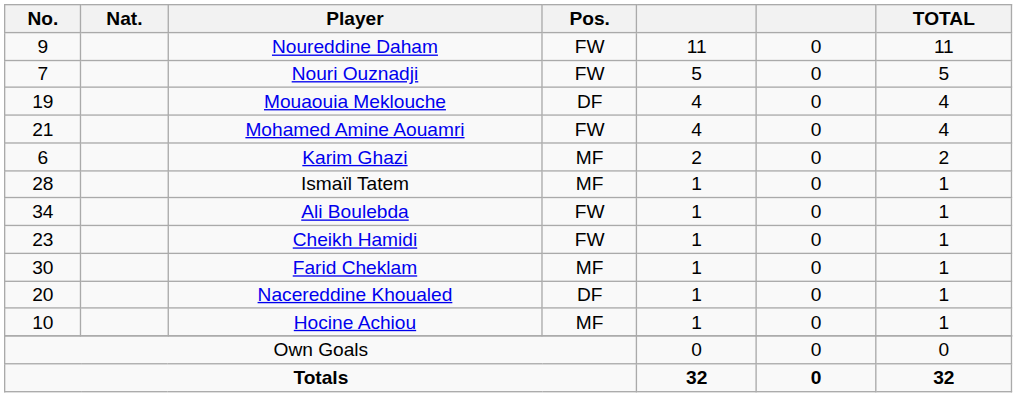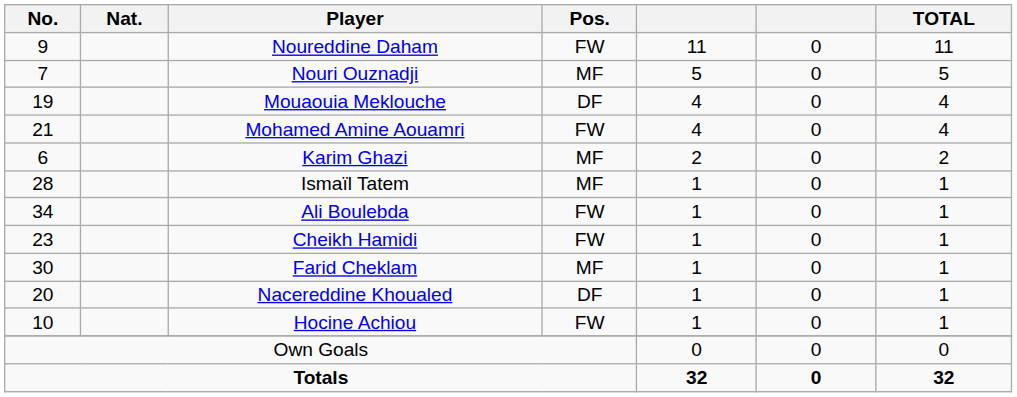(590, 74) FW -> (590, 74) MF
(590, 322) MF -> (590, 322) FW
